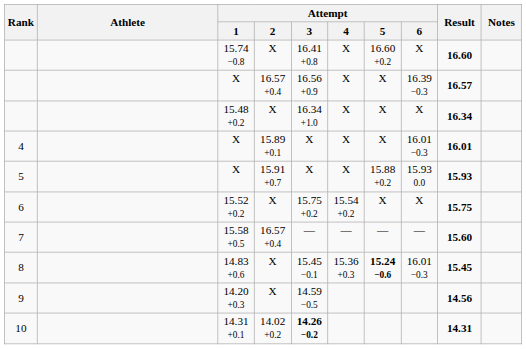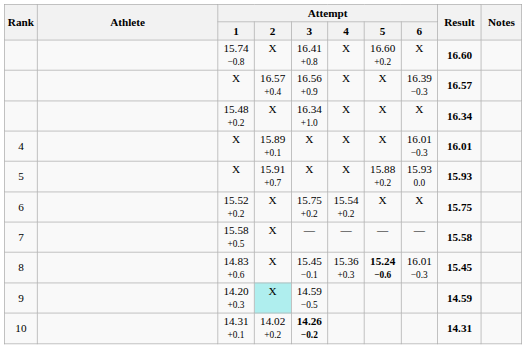(273, 237) 16.57 +0.4 -> (273, 237) X
(459, 237) 15.60 -> (459, 237) 15.58
(273, 298) no background -> (273, 298) paleturquoise background
(459, 298) 14.56 -> (459, 298) 14.59
